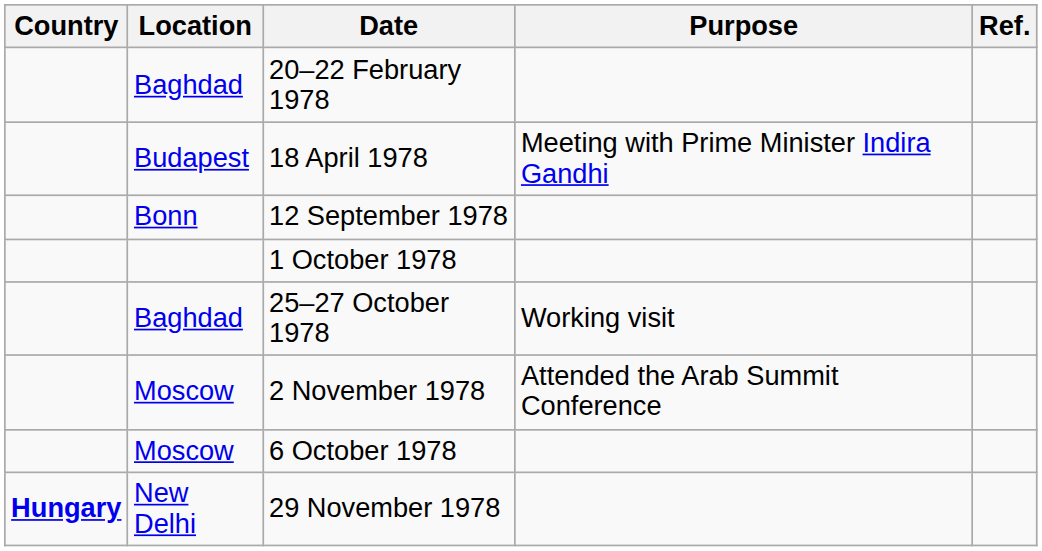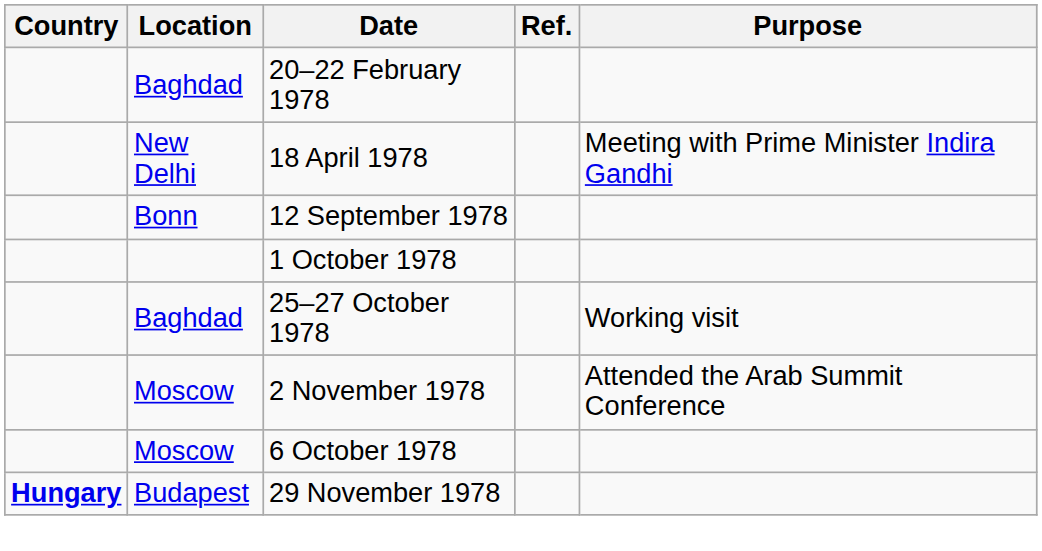columns swapped: (744, 26) <-> (1005, 26)
(191, 158) Budapest -> (165, 158) New Delhi
(165, 508) New Delhi -> (191, 493) Budapest
